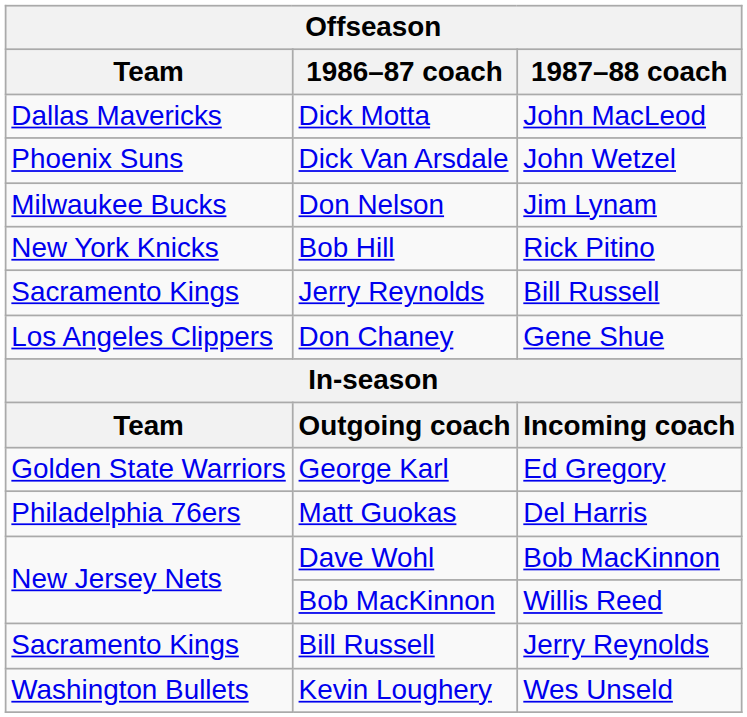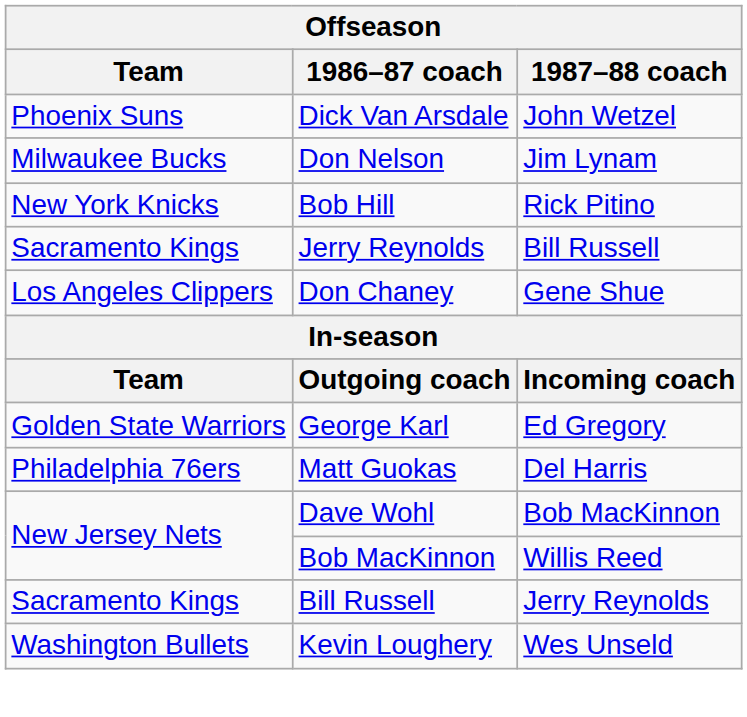- row: (364, 115)
